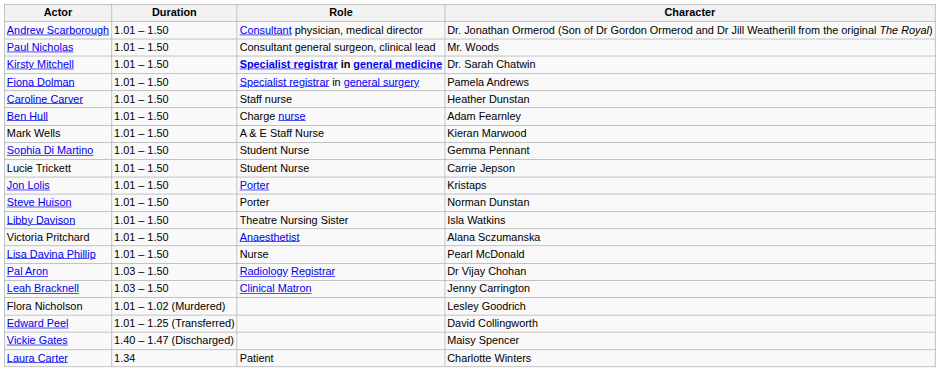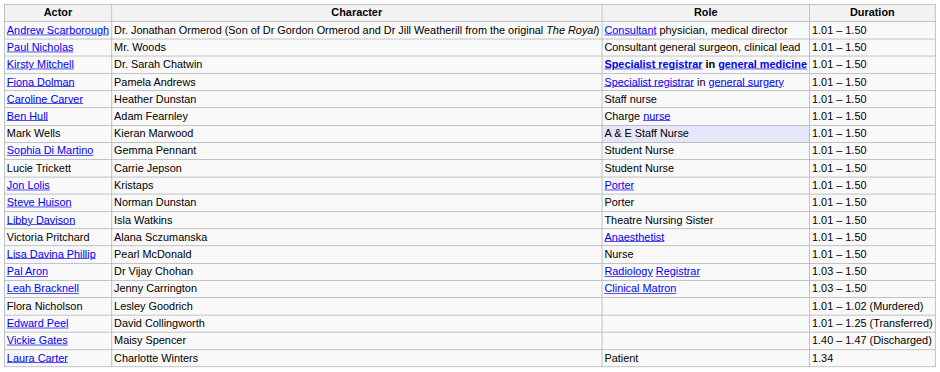columns swapped: (690, 13) <-> (174, 13)
(282, 133) no background -> (647, 133) lavender background
